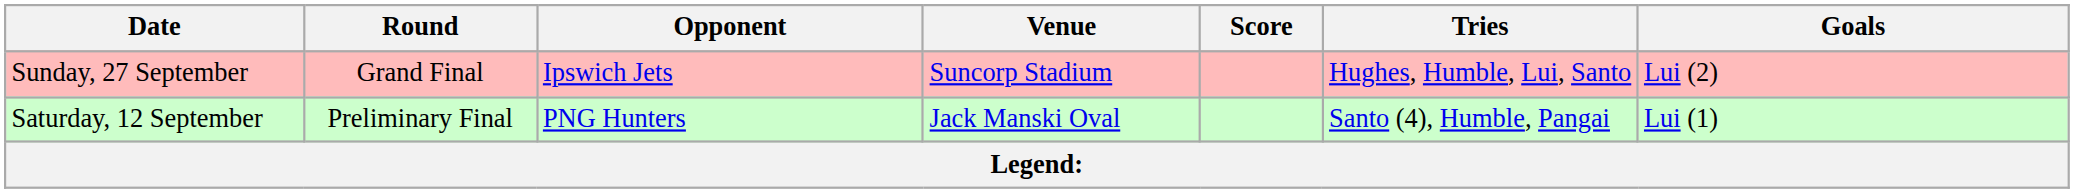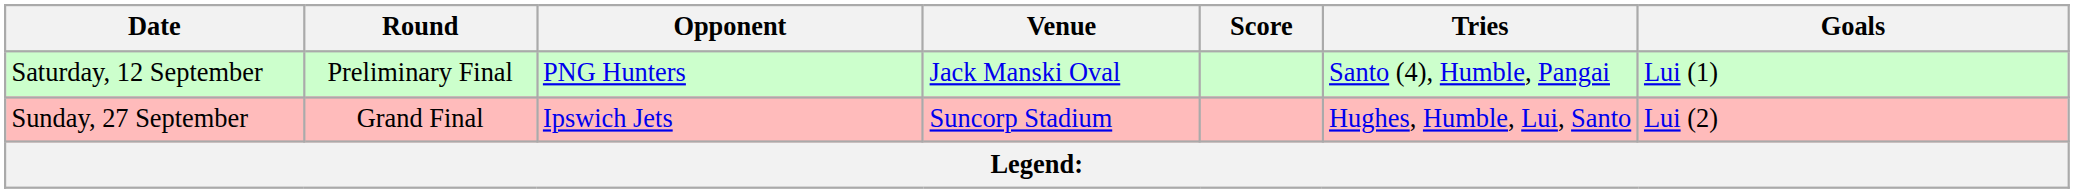rows swapped: (137, 118) <-> (130, 73)
